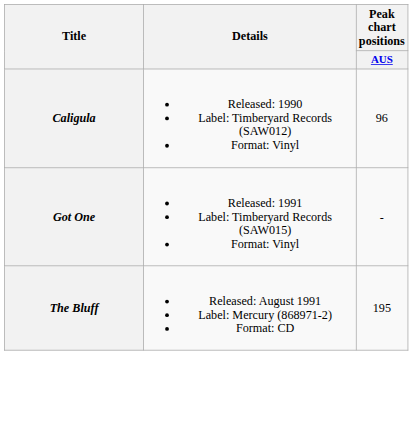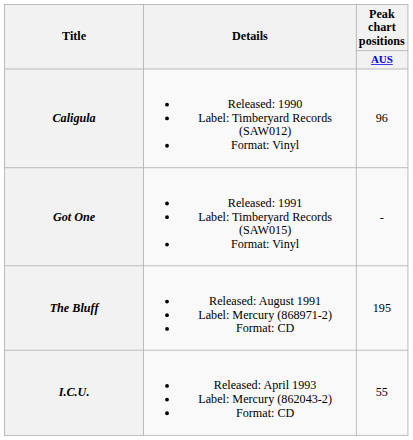+ row: (74, 392)
